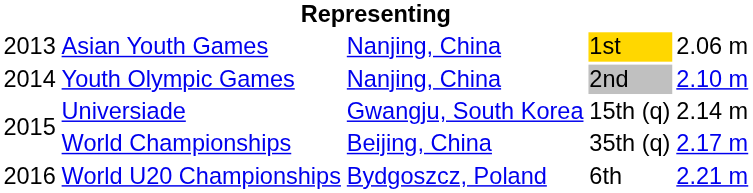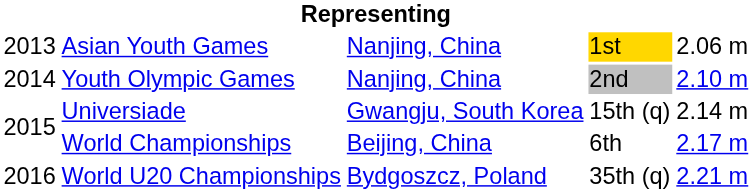(630, 143) 35th (q) -> (606, 143) 6th
(606, 176) 6th -> (630, 176) 35th (q)
